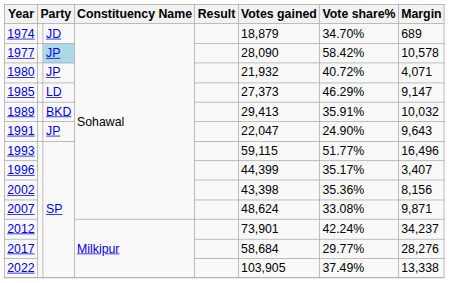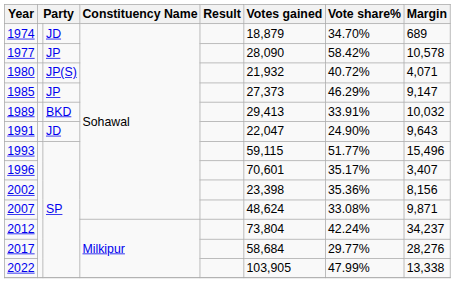(53, 53) lightblue background -> (53, 53) no background
(53, 72) JP -> (61, 72) JP(S)
(54, 92) LD -> (53, 92) JP
(343, 111) 35.91% -> (349, 111) 33.91%
(53, 131) JP -> (54, 131) JD
(420, 151) 16,496 -> (426, 151) 15,496
(260, 170) 44,399 -> (265, 170) 70,601
(260, 190) 43,398 -> (265, 190) 23,398
(260, 229) 73,901 -> (265, 229) 73,804
(343, 268) 37.49% -> (349, 268) 47.99%
